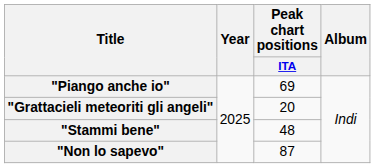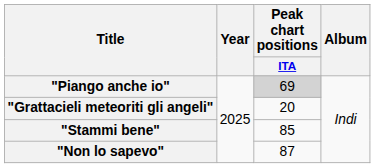(287, 86) no background -> (287, 86) lightgrey background
(287, 130) 48 -> (287, 130) 85
